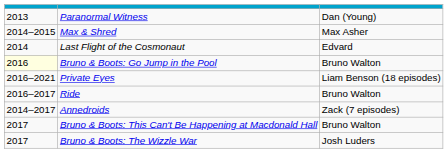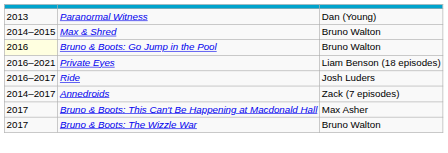(345, 32) Max Asher -> (351, 32) Bruno Walton
- row: (122, 47)
(351, 94) Bruno Walton -> (348, 78) Josh Luders
(351, 125) Bruno Walton -> (345, 109) Max Asher
(348, 140) Josh Luders -> (351, 125) Bruno Walton
